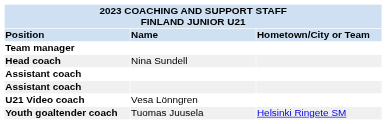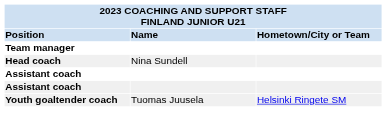- row: (45, 100)
